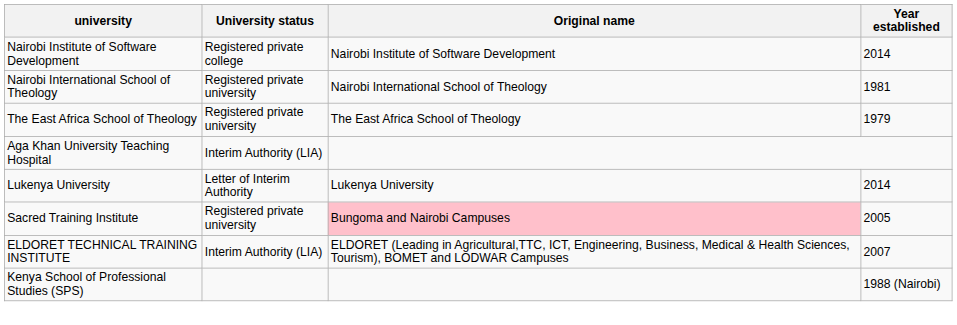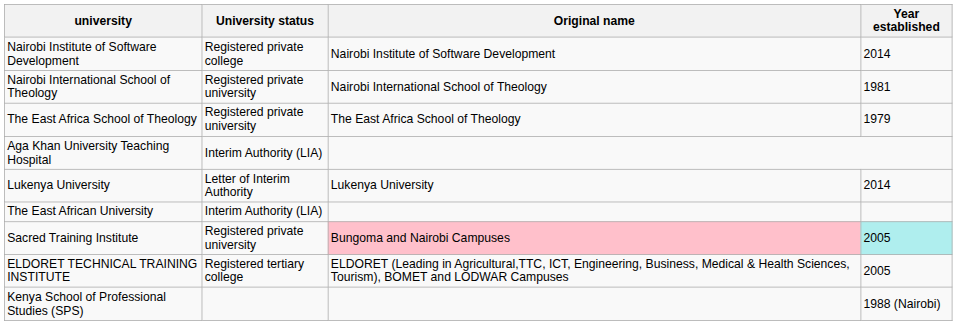+ row: (80, 211)
(877, 218) no background -> (877, 238) paleturquoise background
(264, 251) Interim Authority (LIA) -> (254, 271) Registered tertiary college
(877, 251) 2007 -> (877, 271) 2005
